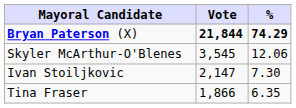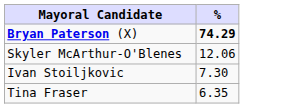- column: (222, 14)
